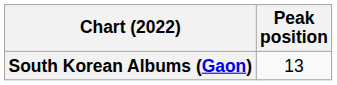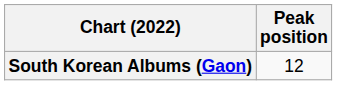(294, 65) 13 -> (294, 65) 12
